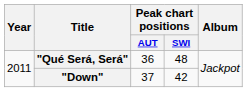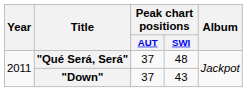(148, 59) 36 -> (148, 59) 37
(181, 77) 42 -> (181, 77) 43
